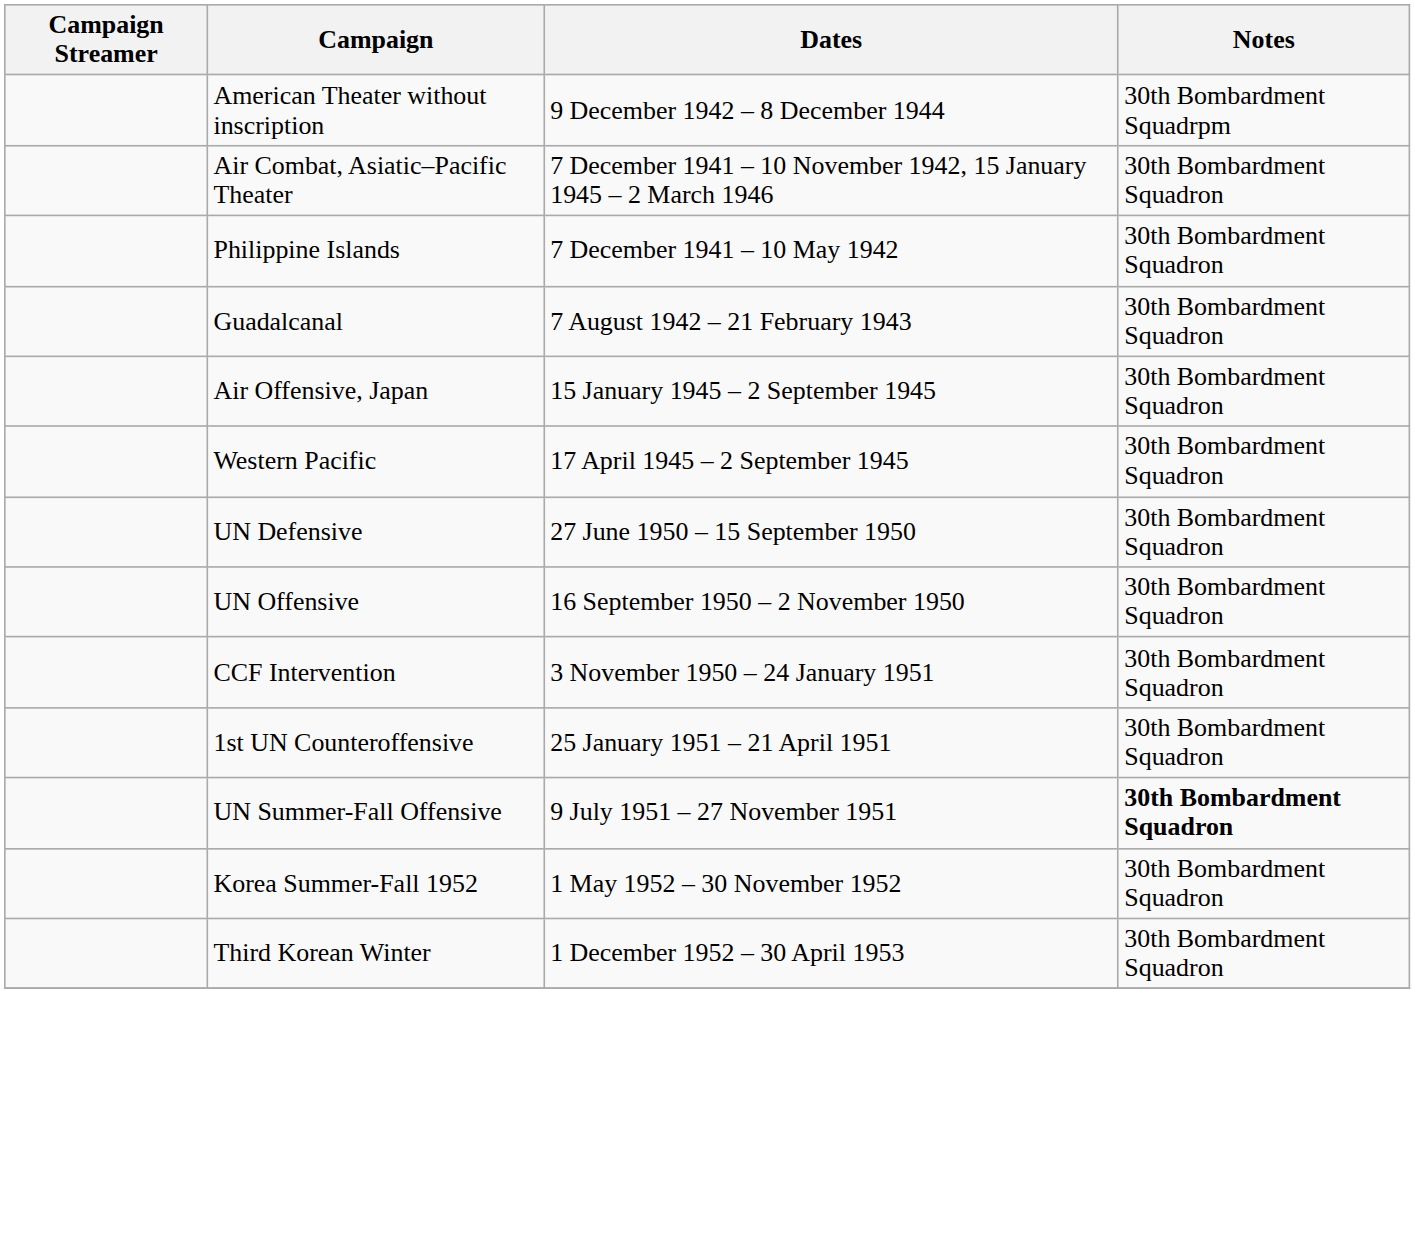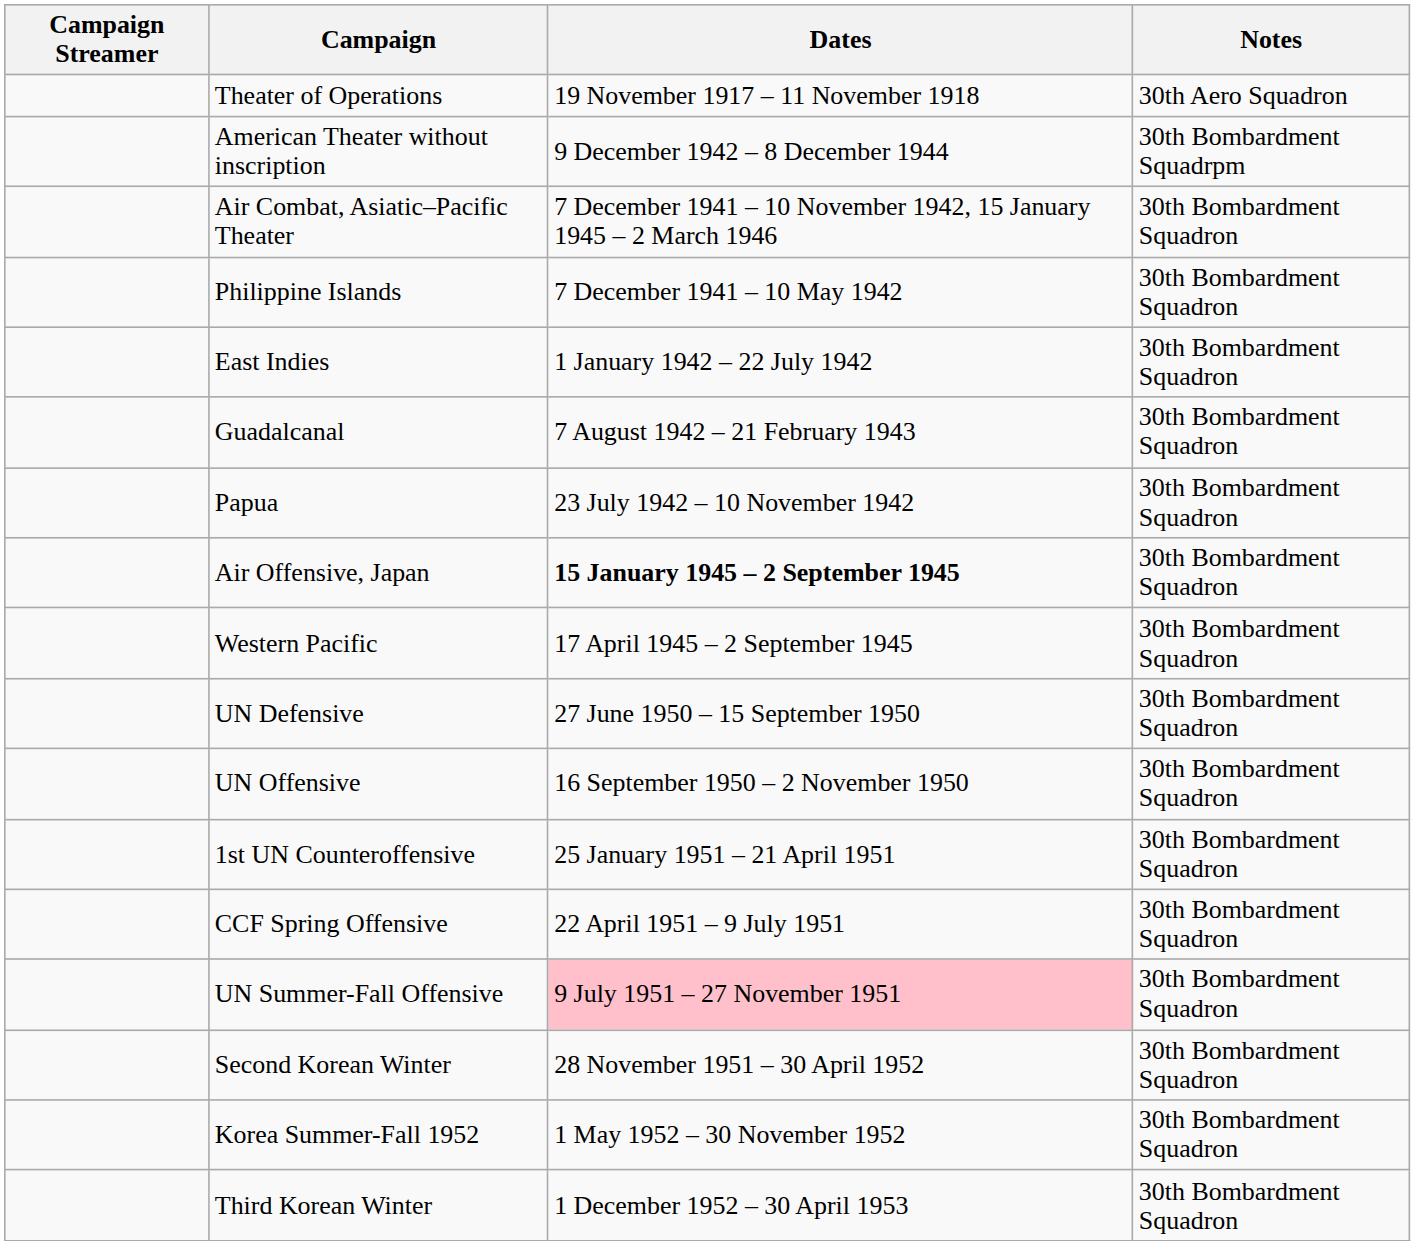+ row: (329, 95)
+ row: (272, 361)
+ row: (247, 502)
(743, 390) normal -> (757, 572) bold
- row: (305, 672)
+ row: (331, 923)
(724, 812) no background -> (728, 994) pink background
(1233, 812) bold -> (1239, 994) normal
+ row: (333, 1064)
